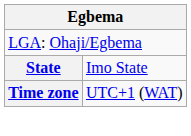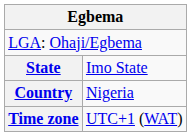+ row: (43, 93)
